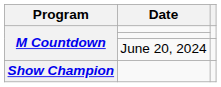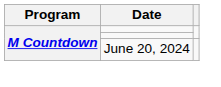- row: (61, 70)
